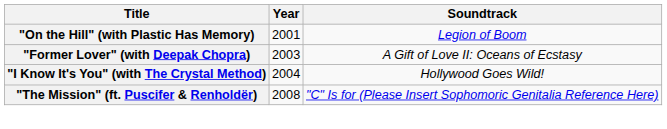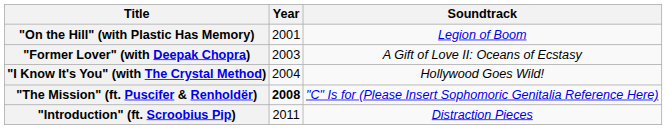(286, 94) normal -> (286, 94) bold
+ row: (137, 114)
